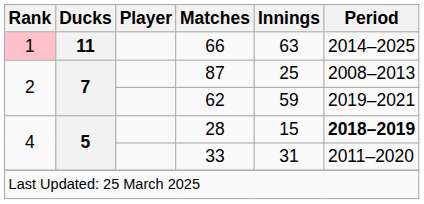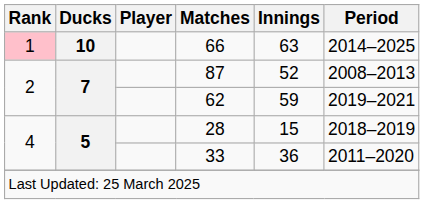(85, 45) 11 -> (85, 45) 10
(289, 73) 25 -> (289, 73) 52
(372, 128) bold -> (372, 128) normal
(289, 156) 31 -> (289, 156) 36
